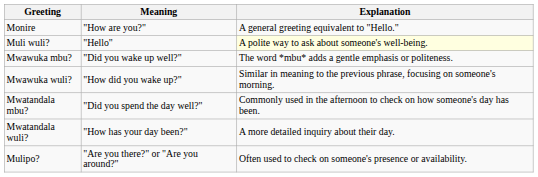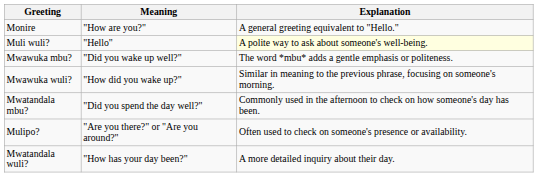rows swapped: (31, 132) <-> (23, 159)
